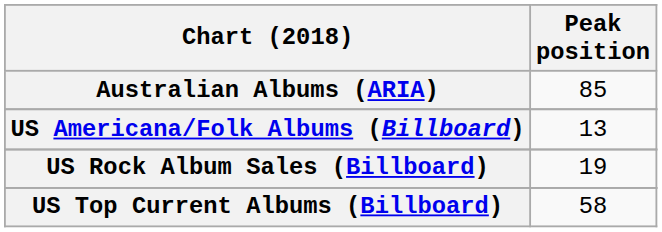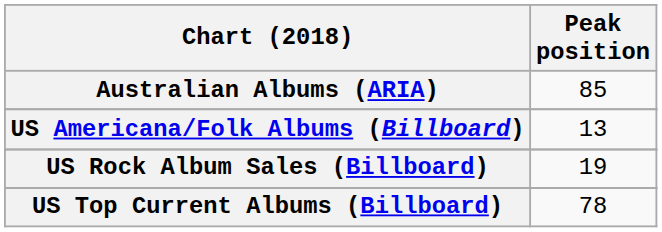(593, 207) 58 -> (593, 207) 78
